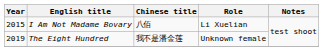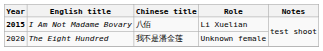(16, 24) normal -> (16, 24) bold
(16, 39) 2019 -> (16, 39) 2020
